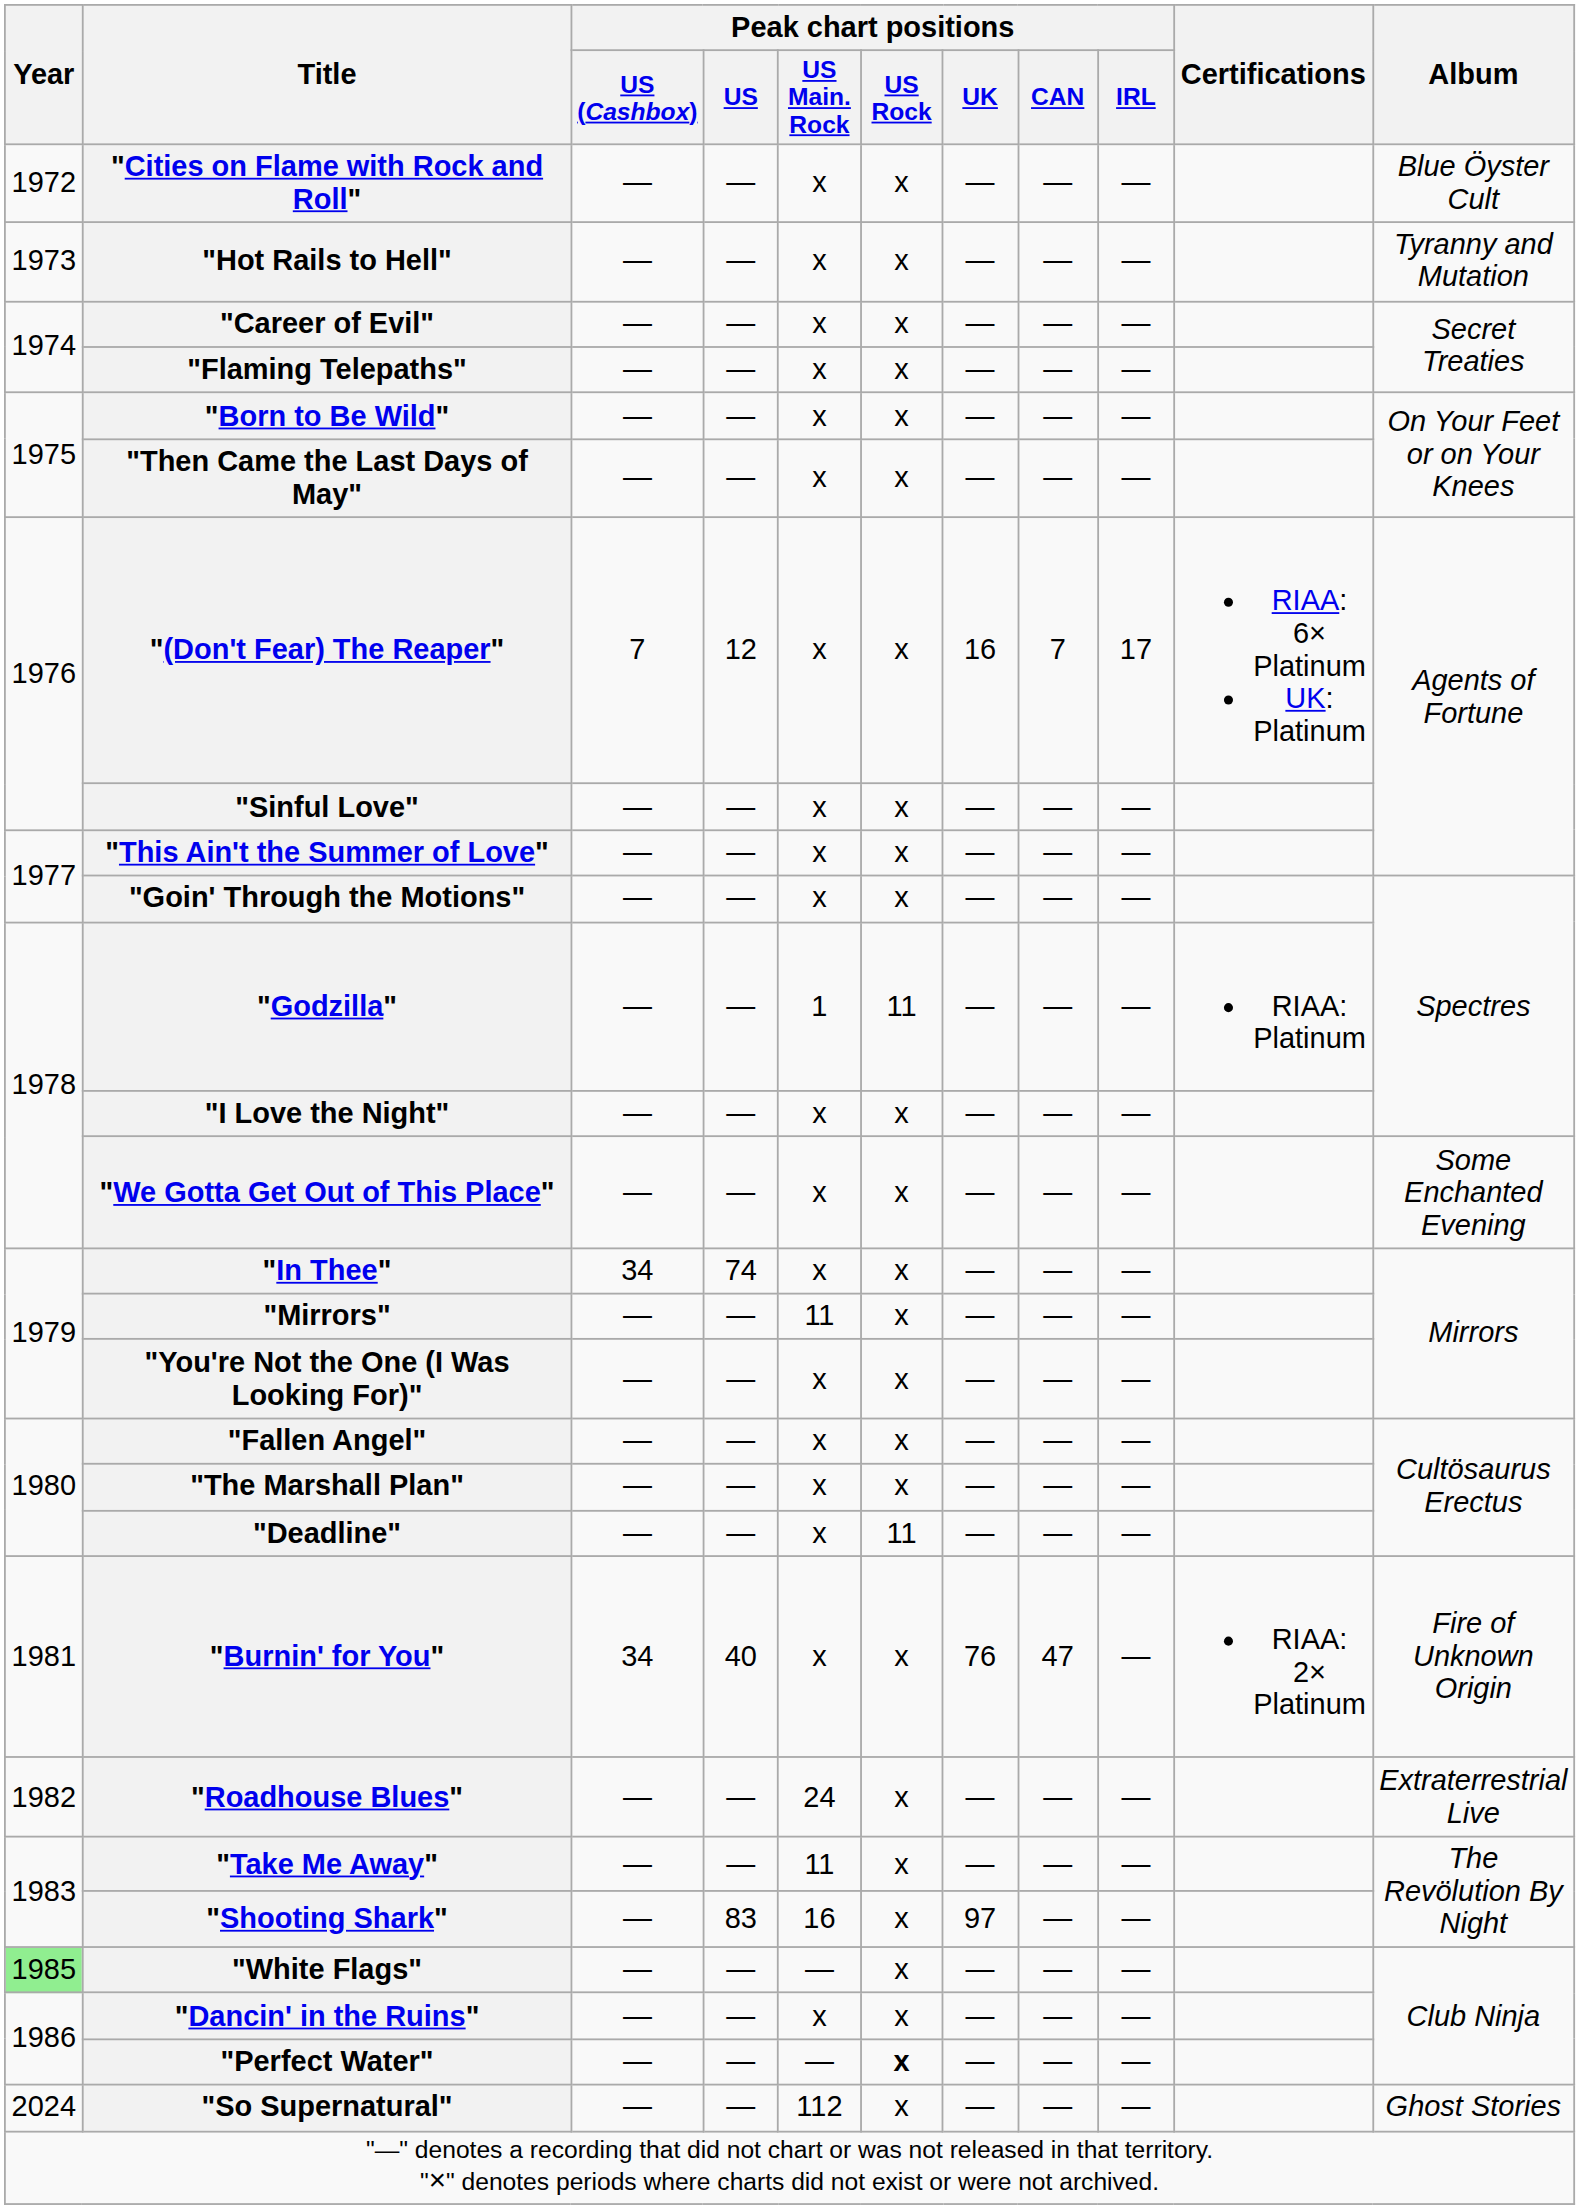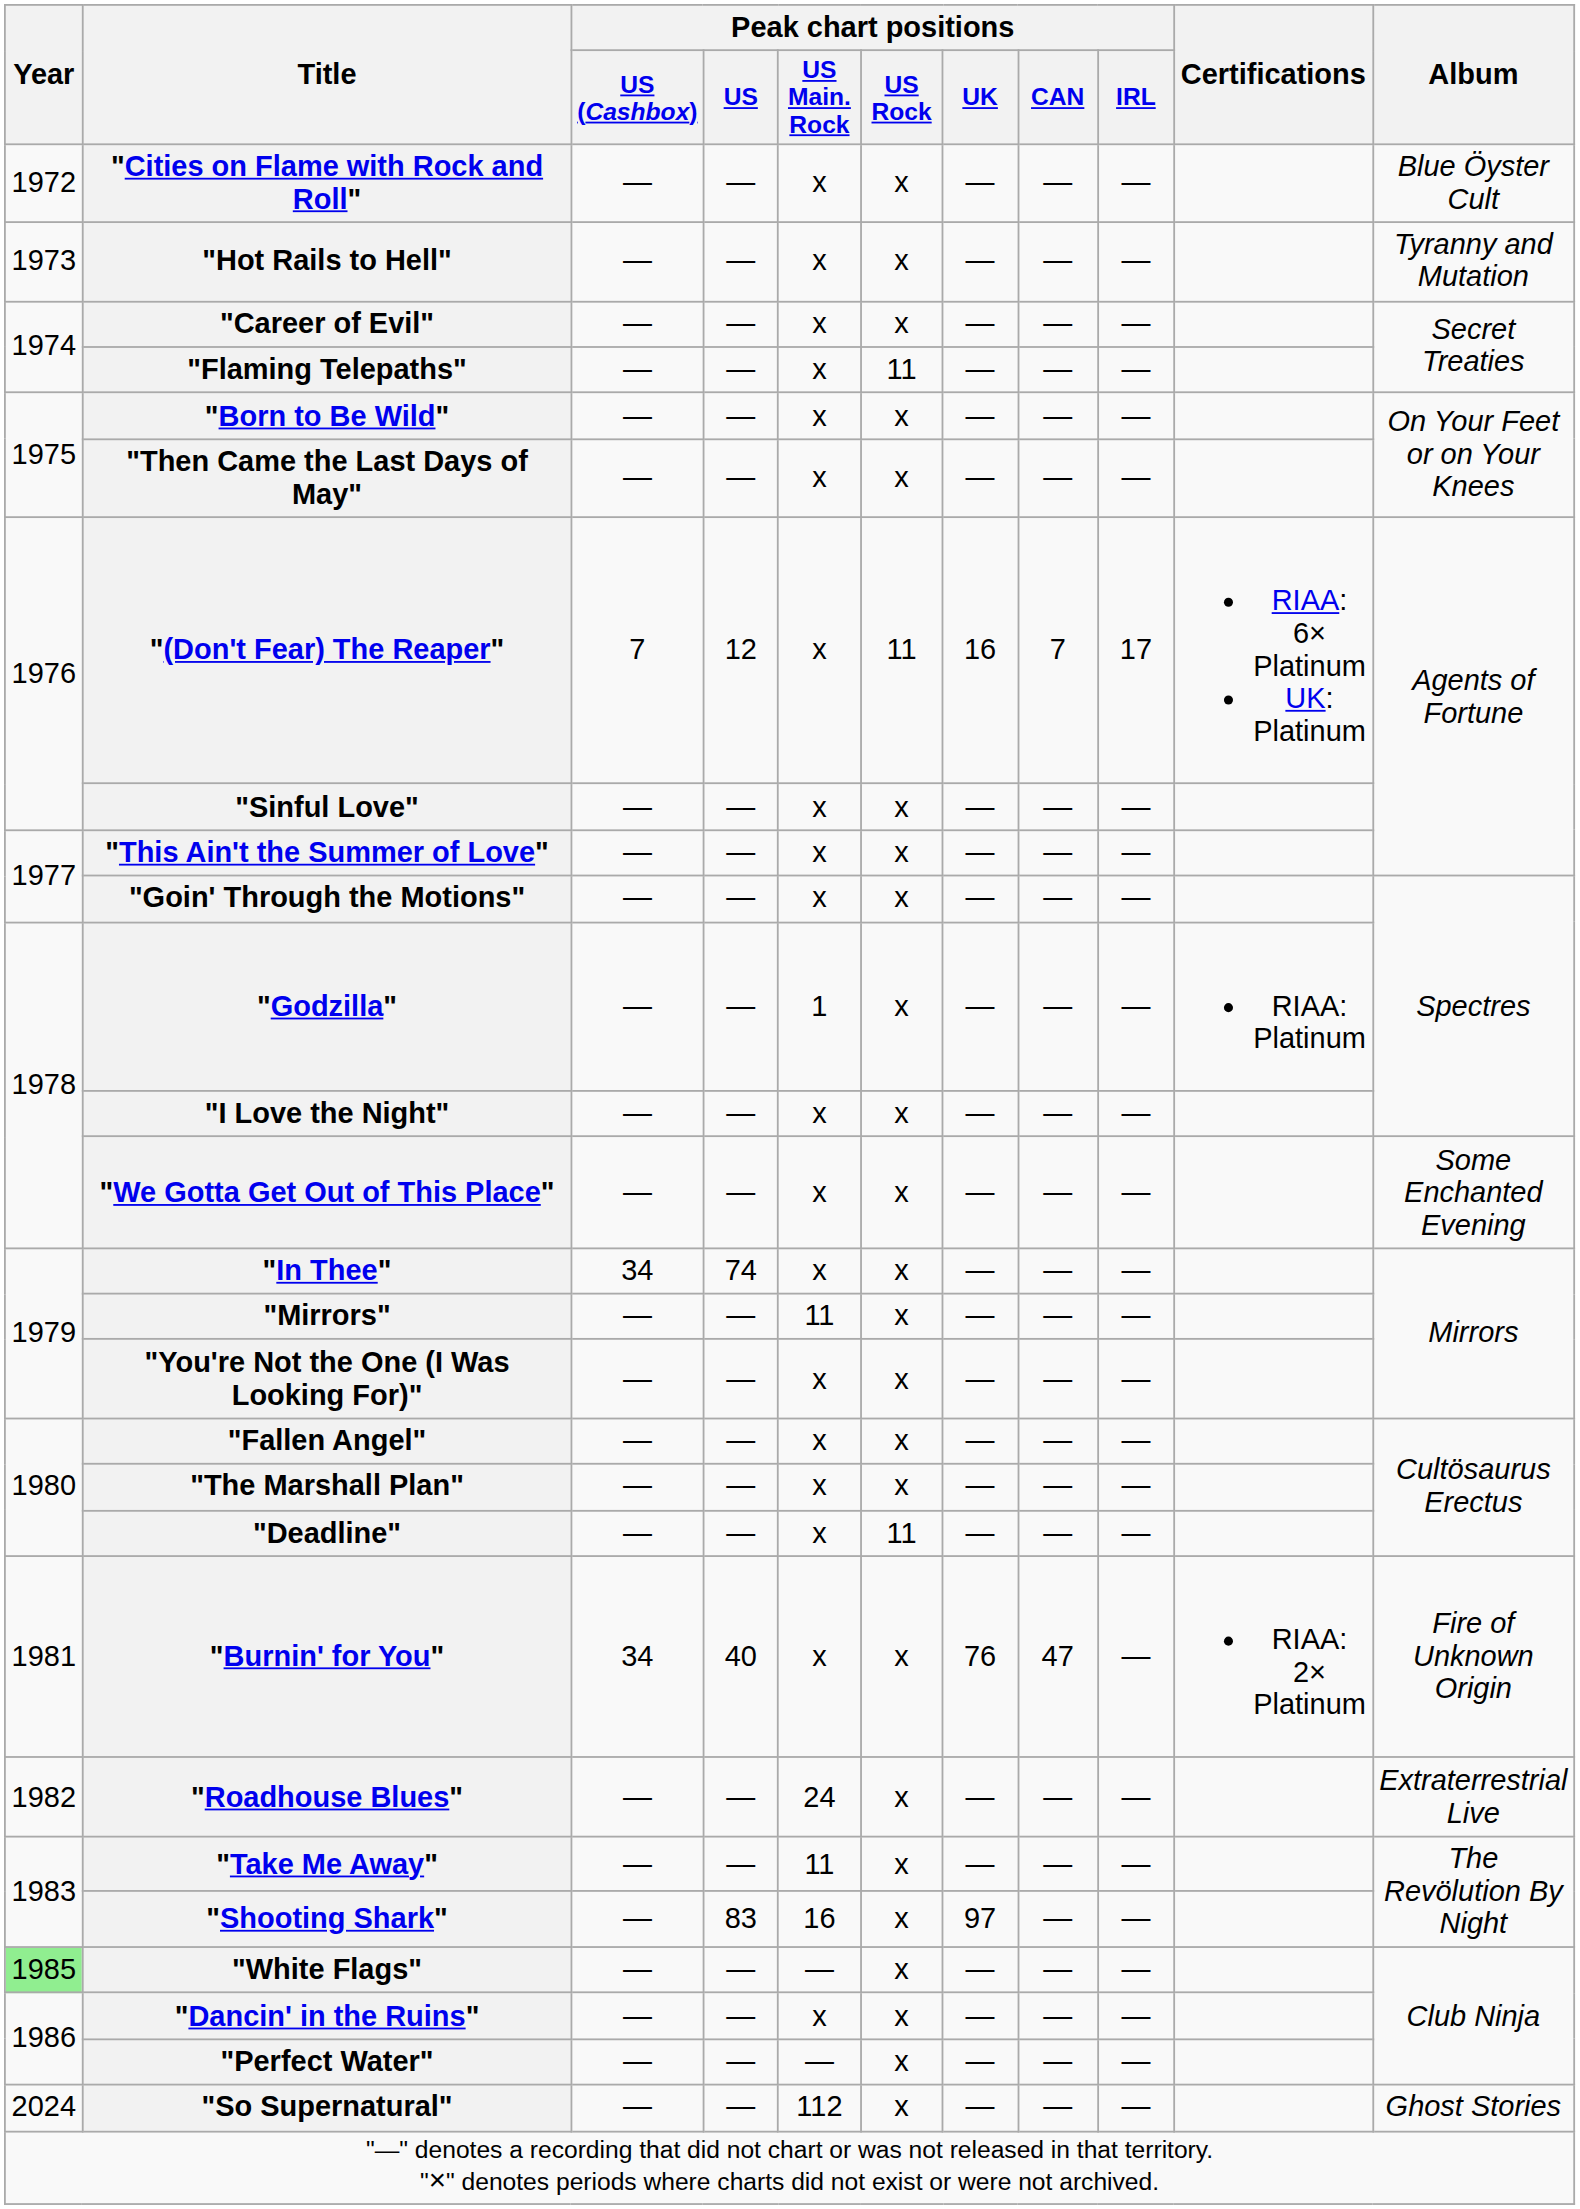(902, 369) x -> (902, 369) 11
(902, 650) x -> (902, 650) 11
(902, 1005) 11 -> (902, 1005) x
(902, 2061) bold -> (902, 2061) normal
